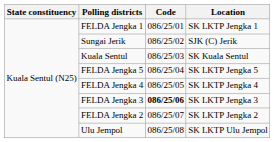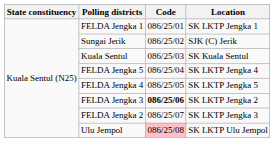(223, 70) SK LKTP Jengka 5 -> (223, 70) SK LKTP Jengka 4
(223, 85) SK LKTP Jengka 4 -> (223, 85) SK LKTP Jengka 5
(223, 100) SK LKTP Jengka 3 -> (223, 100) SK LKTP Jengka 2
(223, 115) SK LKTP Jengka 2 -> (223, 115) SK LKTP Jengka 3
(166, 129) no background -> (166, 129) pink background
